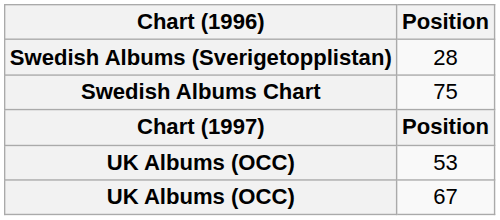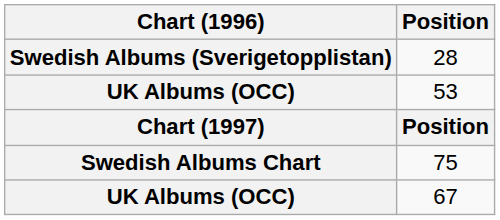rows swapped: (445, 162) <-> (445, 92)
